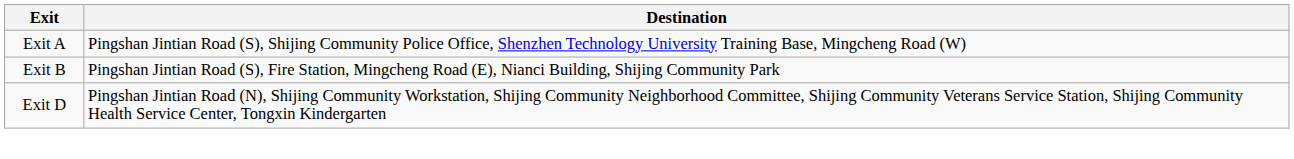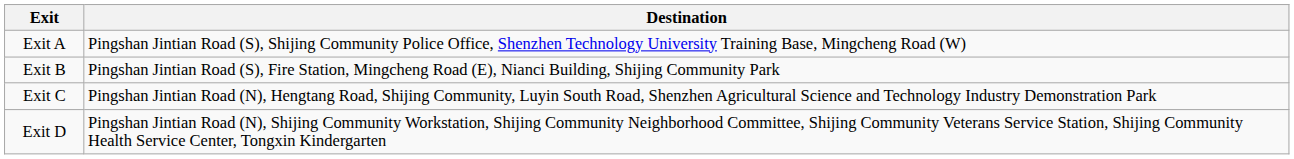+ row: (44, 95)
